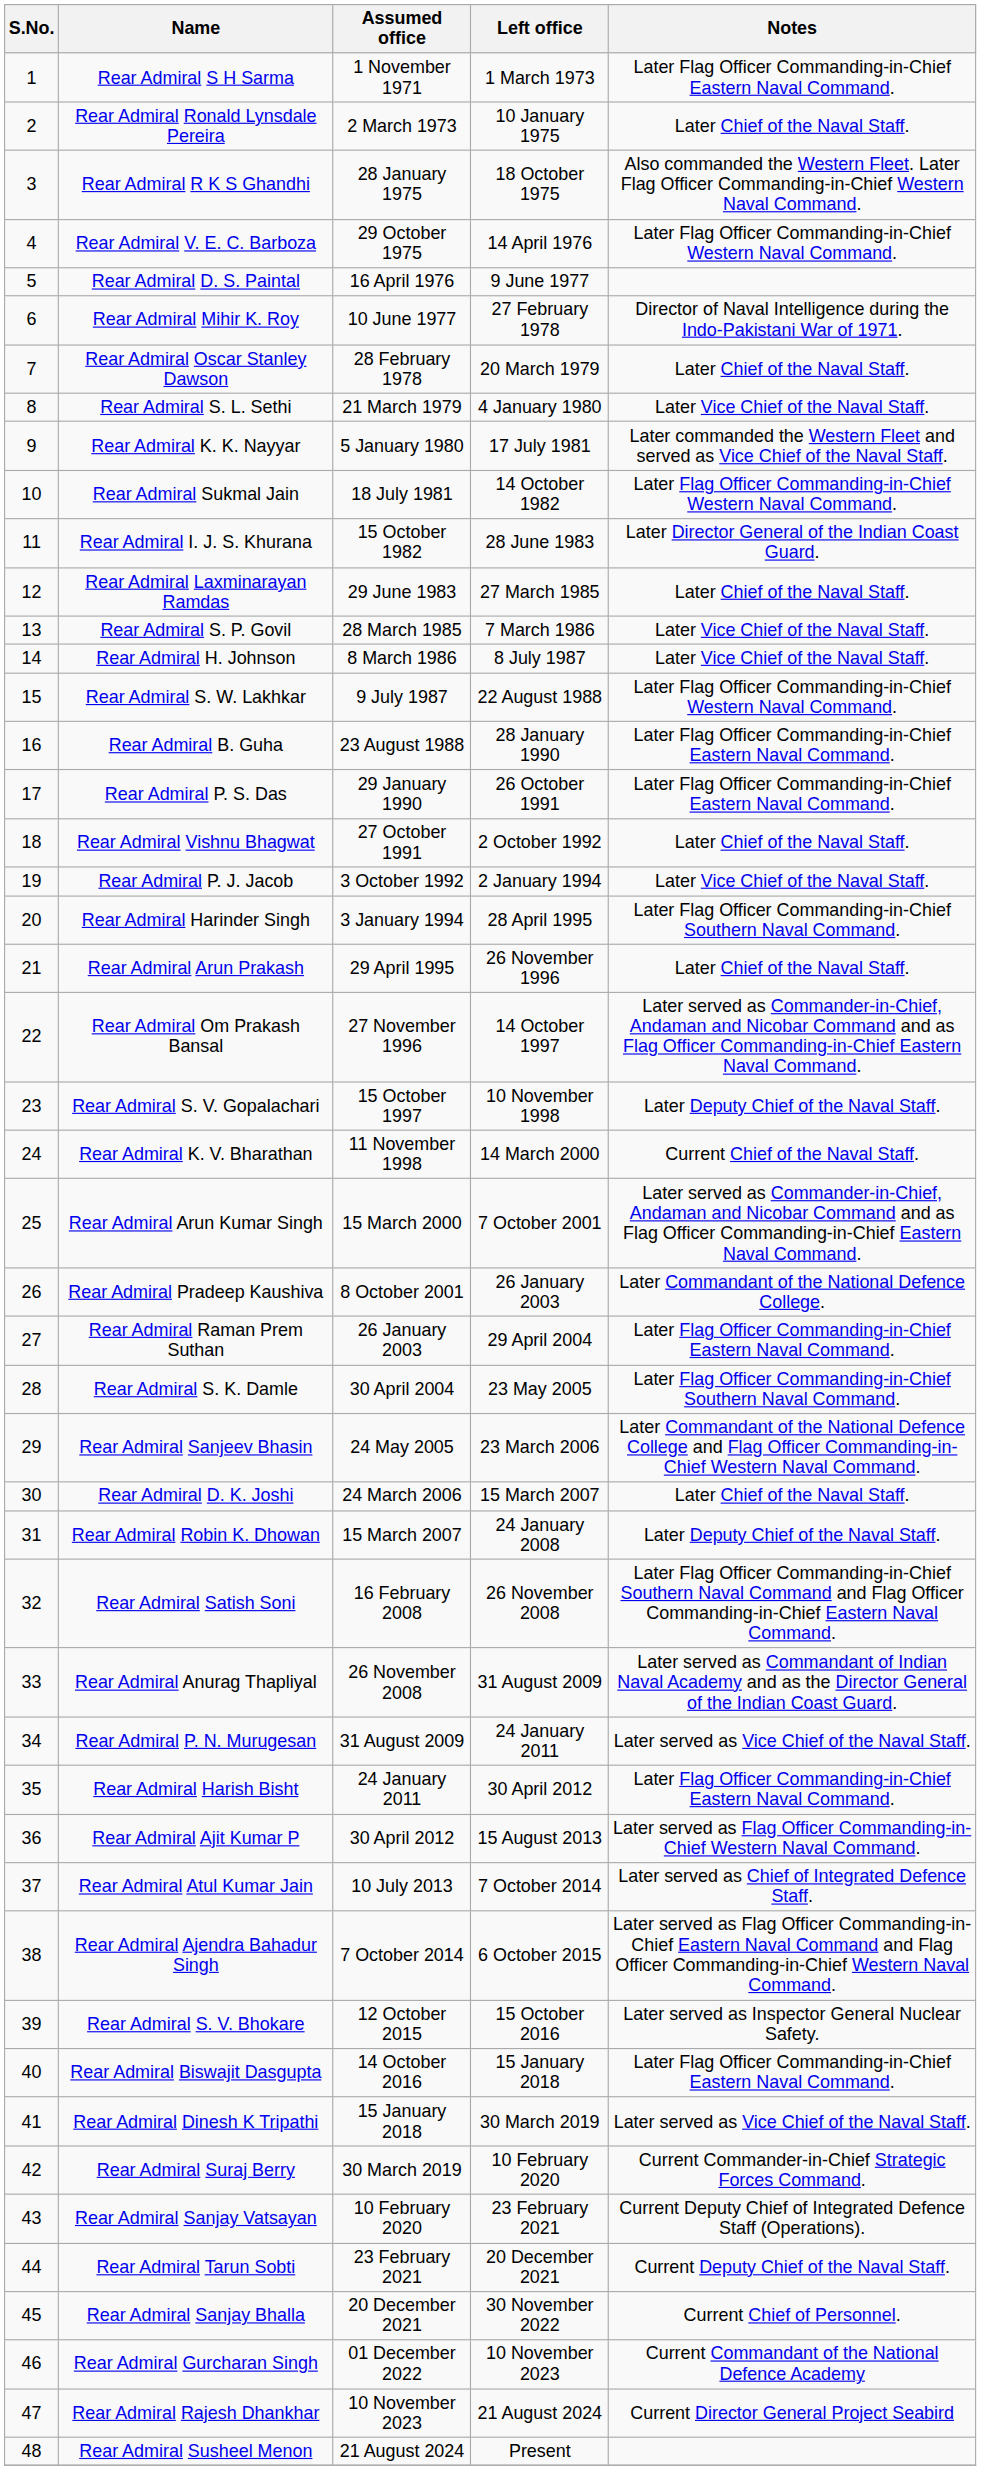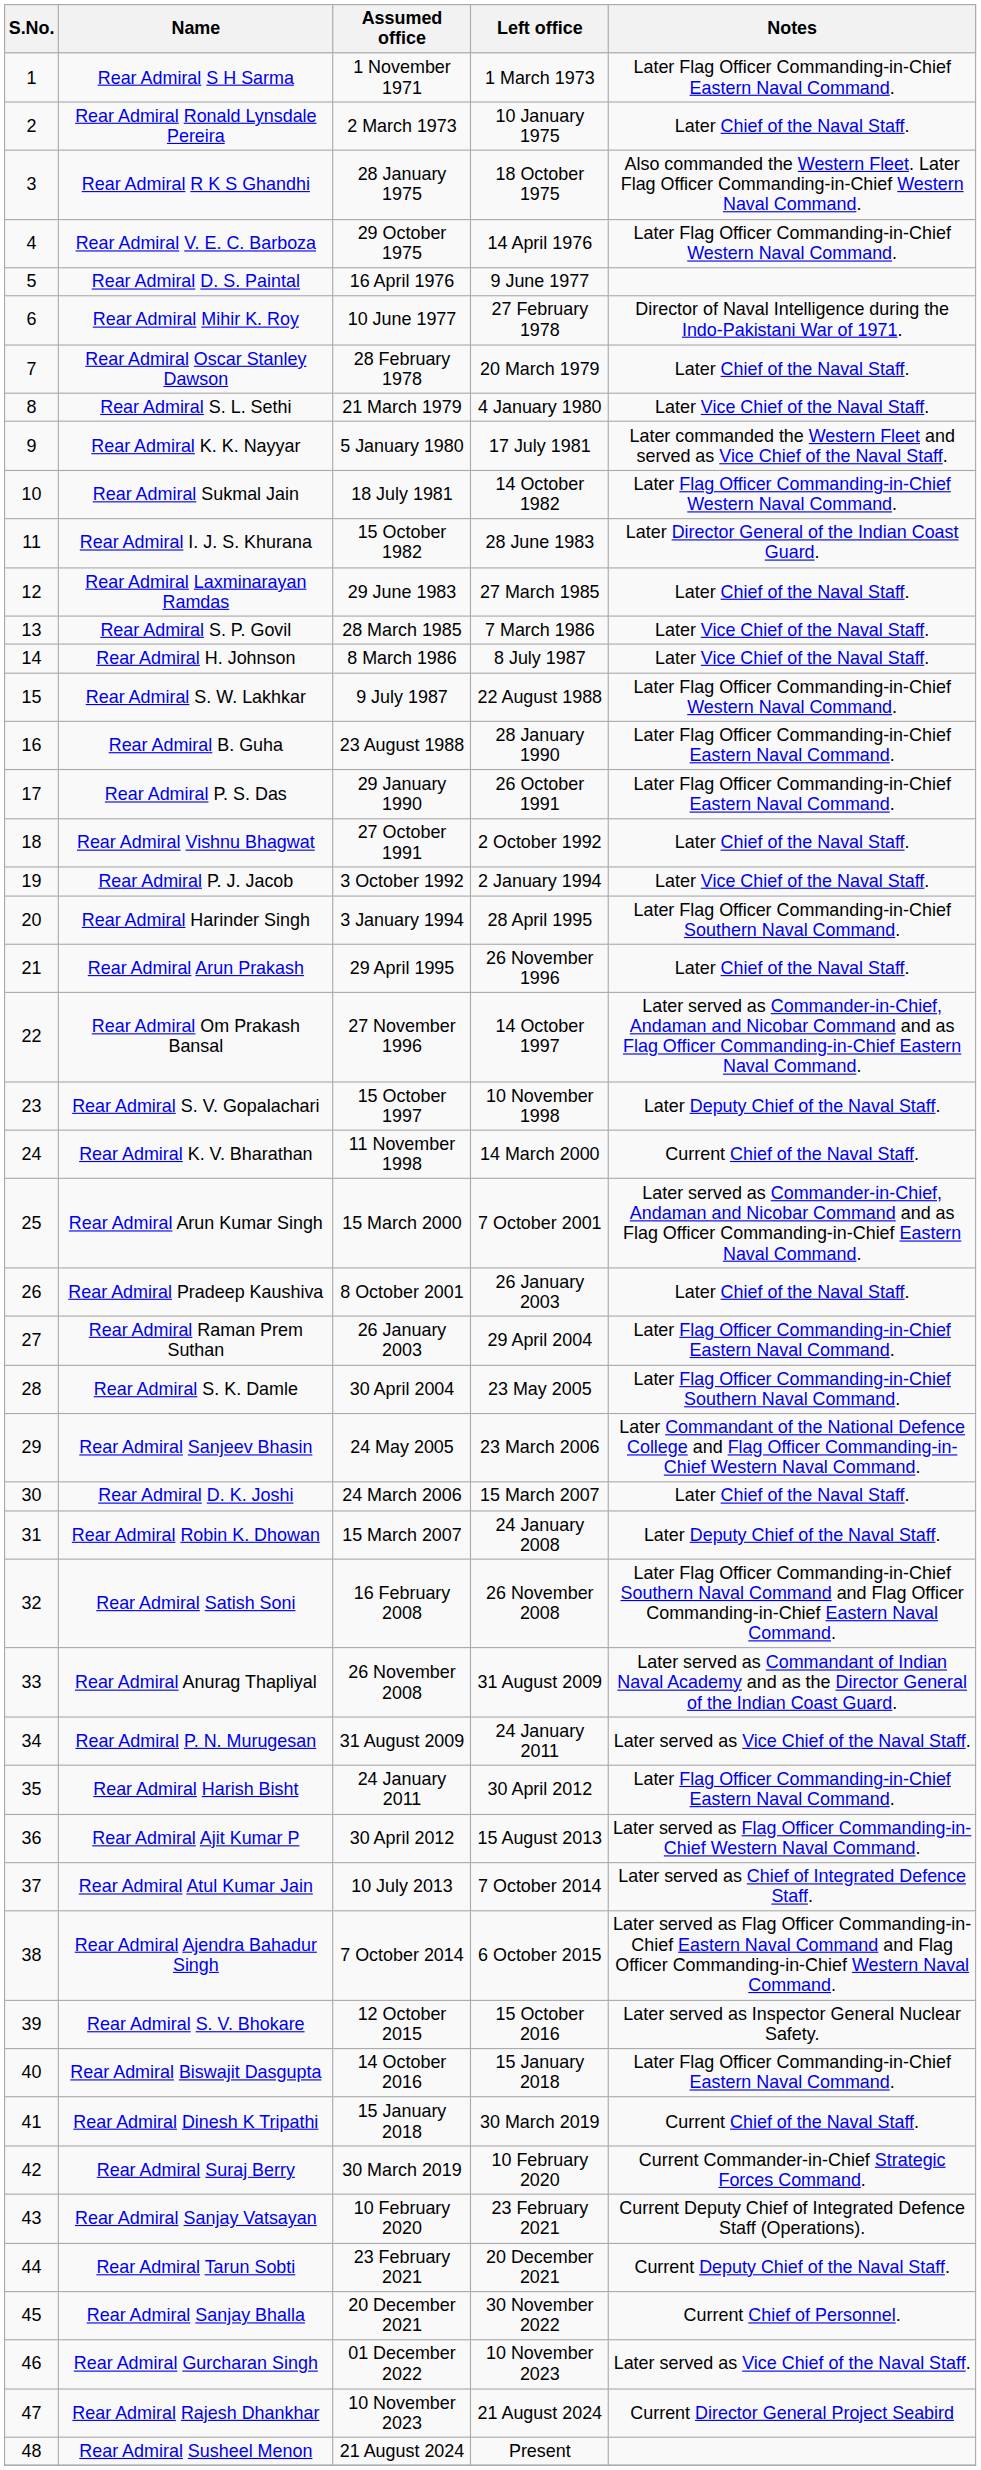(792, 1291) Later Commandant of the National Defence College. -> (792, 1291) Later Chief of the Naval Staff.
(792, 2121) Later served as Vice Chief of the Naval Staff. -> (792, 2121) Current Chief of the Naval Staff.
(792, 2364) Current Commandant of the National Defence Academy -> (792, 2364) Later served as Vice Chief of the Naval Staff.
